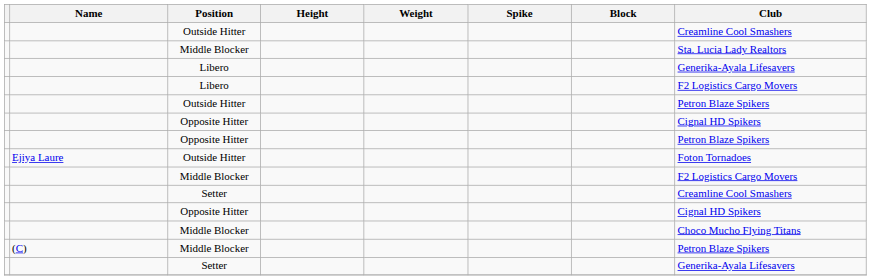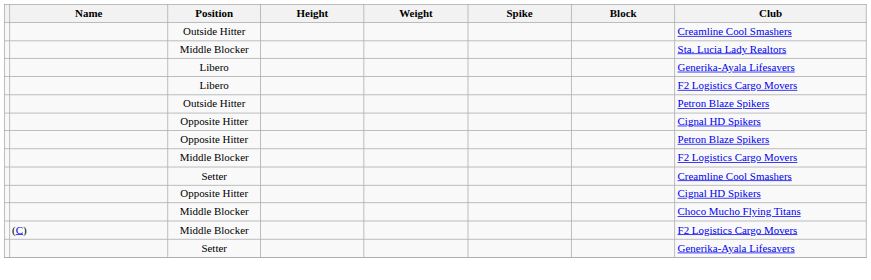- row: (38, 158)
(723, 248) Petron Blaze Spikers -> (737, 230) F2 Logistics Cargo Movers
